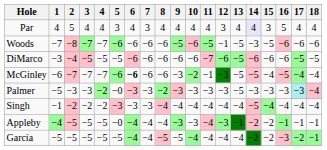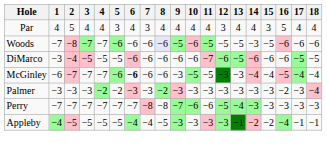(253, 28) lavender background -> (253, 28) no background
(163, 43) no background -> (163, 43) lavender background
(223, 43) −1 -> (223, 43) −5
(193, 75) −2 -> (193, 75) −5
(208, 75) −1 -> (208, 75) −5
(238, 75) −5 -> (238, 75) −3
(253, 75) −5 -> (253, 75) −4
(57, 91) −5 -> (57, 91) −3
(117, 91) −0 -> (117, 91) −2
(238, 91) −5 -> (238, 91) −3
(284, 91) −3 -> (284, 91) −2
(299, 91) paleturquoise background -> (299, 91) no background
- row: (18, 106)
+ row: (17, 106)
(117, 122) −0 -> (117, 122) −5
(163, 122) −4 -> (163, 122) −5
(208, 122) −4 -> (208, 122) −3
(284, 122) −1 -> (284, 122) −4
- row: (20, 138)
